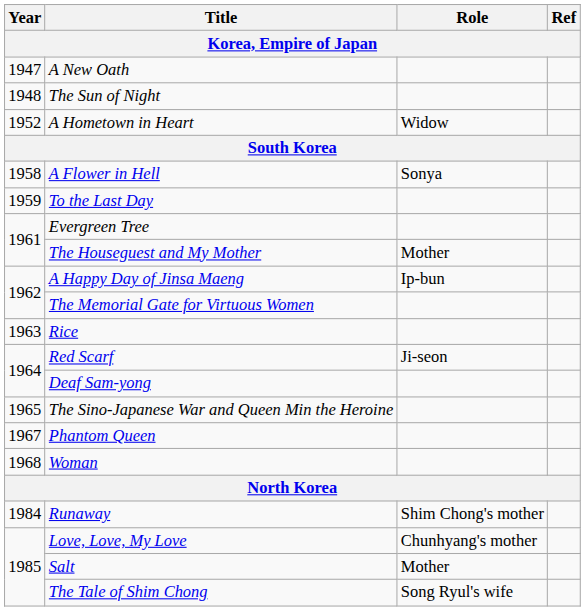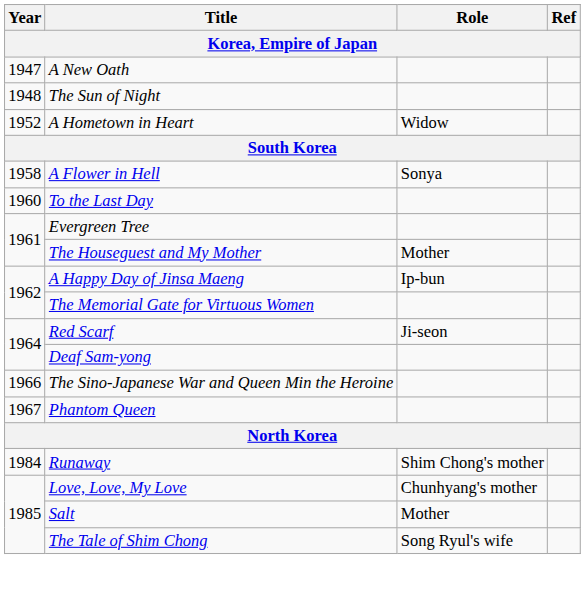(25, 200) 1959 -> (25, 200) 1960
- row: (64, 331)
(25, 409) 1965 -> (25, 383) 1966
- row: (73, 461)
